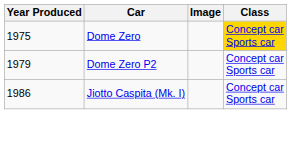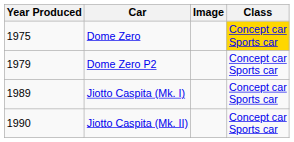(19, 94) 1986 -> (19, 94) 1989
+ row: (137, 123)
